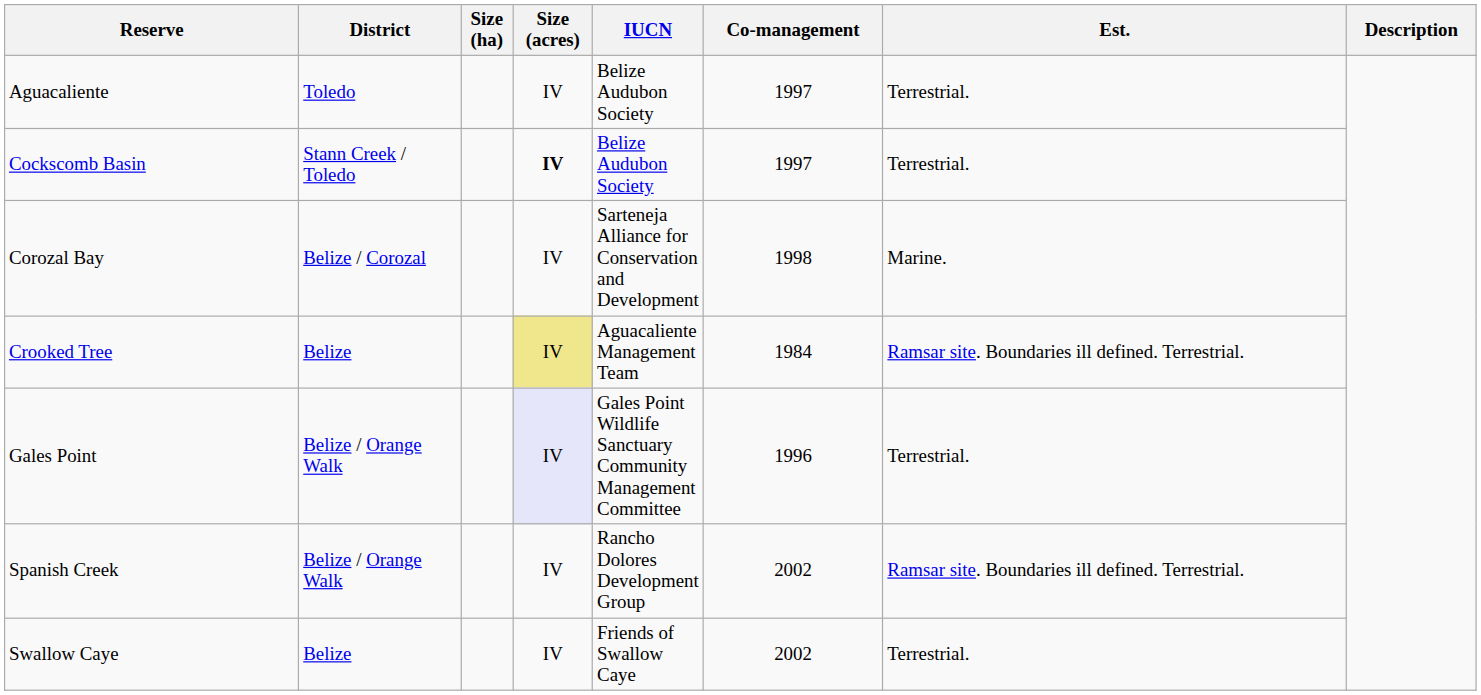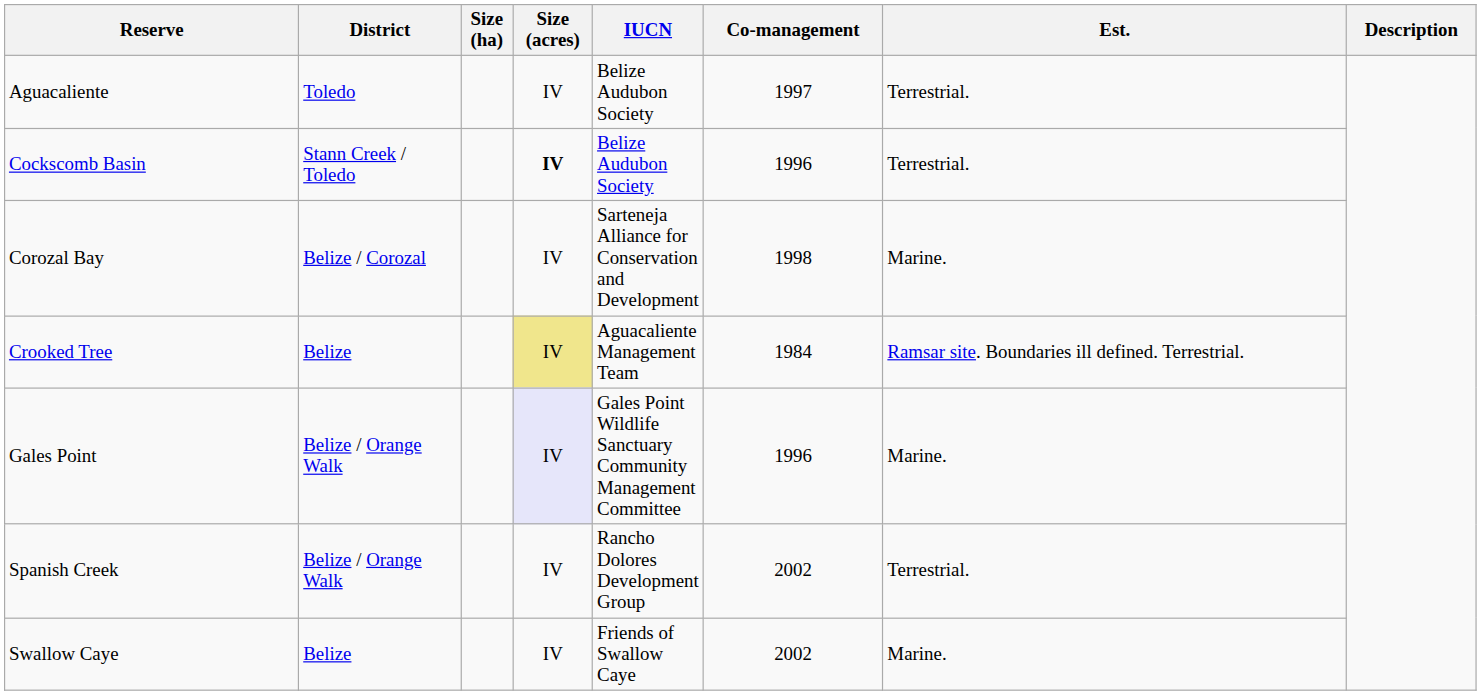(793, 164) 1997 -> (793, 164) 1996
(928, 455) Terrestrial. -> (917, 455) Marine.
(1066, 570) Ramsar site. Boundaries ill defined. Terrestrial. -> (928, 570) Terrestrial.
(928, 653) Terrestrial. -> (917, 653) Marine.
